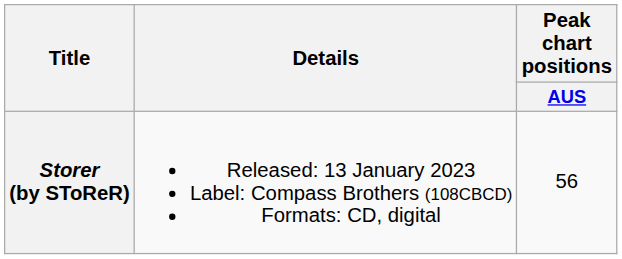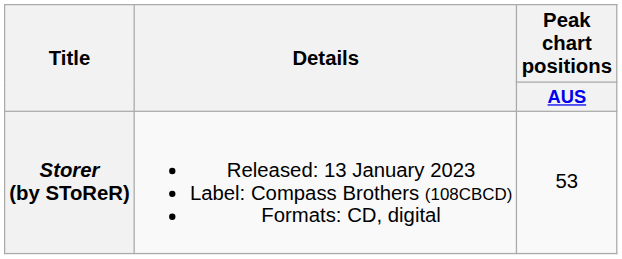(567, 182) 56 -> (567, 182) 53
